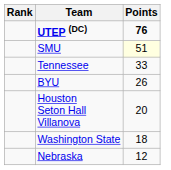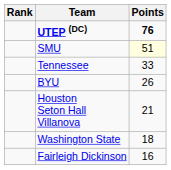(141, 111) 20 -> (148, 111) 21
+ row: (82, 156)
- row: (60, 156)
